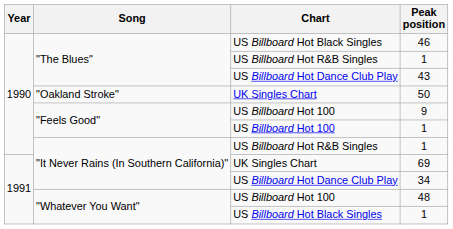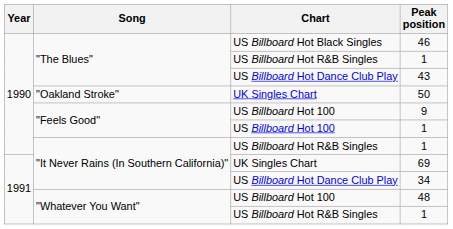(308, 215) US Billboard Hot Black Singles -> (306, 215) US Billboard Hot R&B Singles
